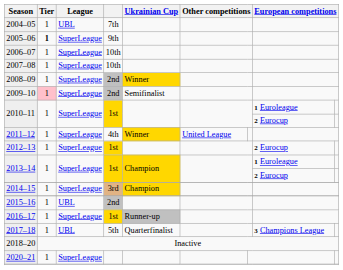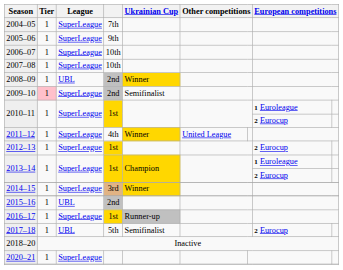(66, 24) UBL -> (80, 24) SuperLeague
(47, 38) bold -> (47, 38) normal
(80, 79) SuperLeague -> (66, 79) UBL
(142, 188) Champion -> (137, 188) Winner
(149, 229) Quarterfinalist -> (145, 229) Semifinalist
(289, 229) 3 Champions League -> (271, 229) 2 Eurocup
